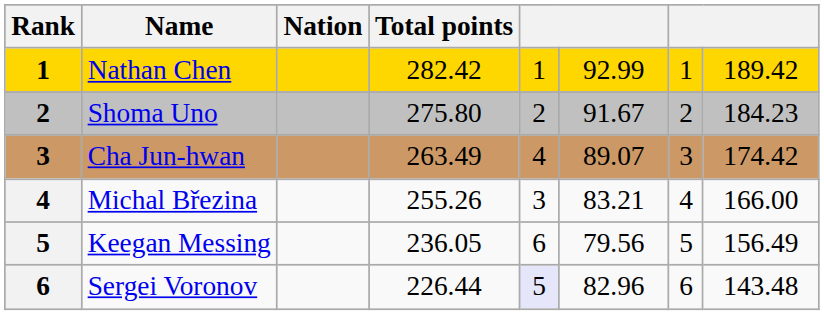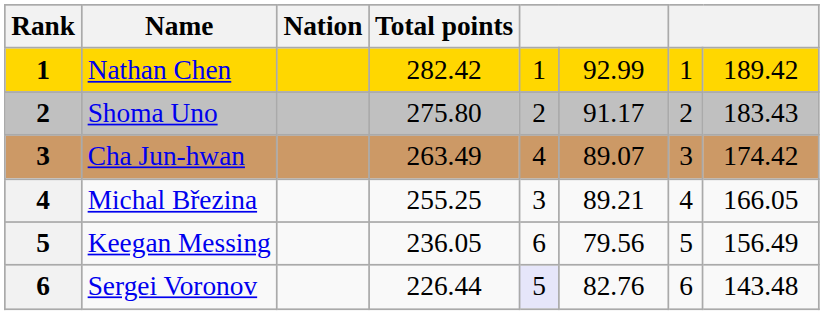(614, 112) 91.67 -> (614, 112) 91.17
(761, 112) 184.23 -> (761, 112) 183.43
(444, 199) 255.26 -> (444, 199) 255.25
(614, 199) 83.21 -> (614, 199) 89.21
(761, 199) 166.00 -> (761, 199) 166.05
(614, 286) 82.96 -> (614, 286) 82.76
